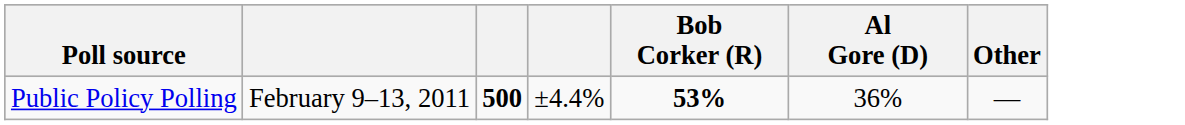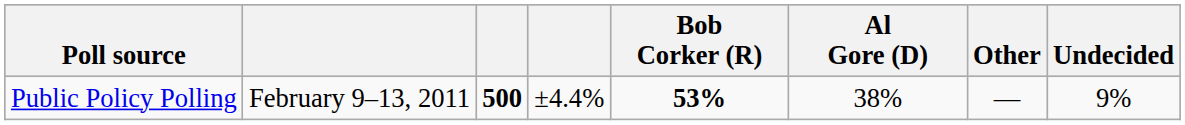+ column: (1114, 55)
(878, 97) 36% -> (878, 97) 38%
